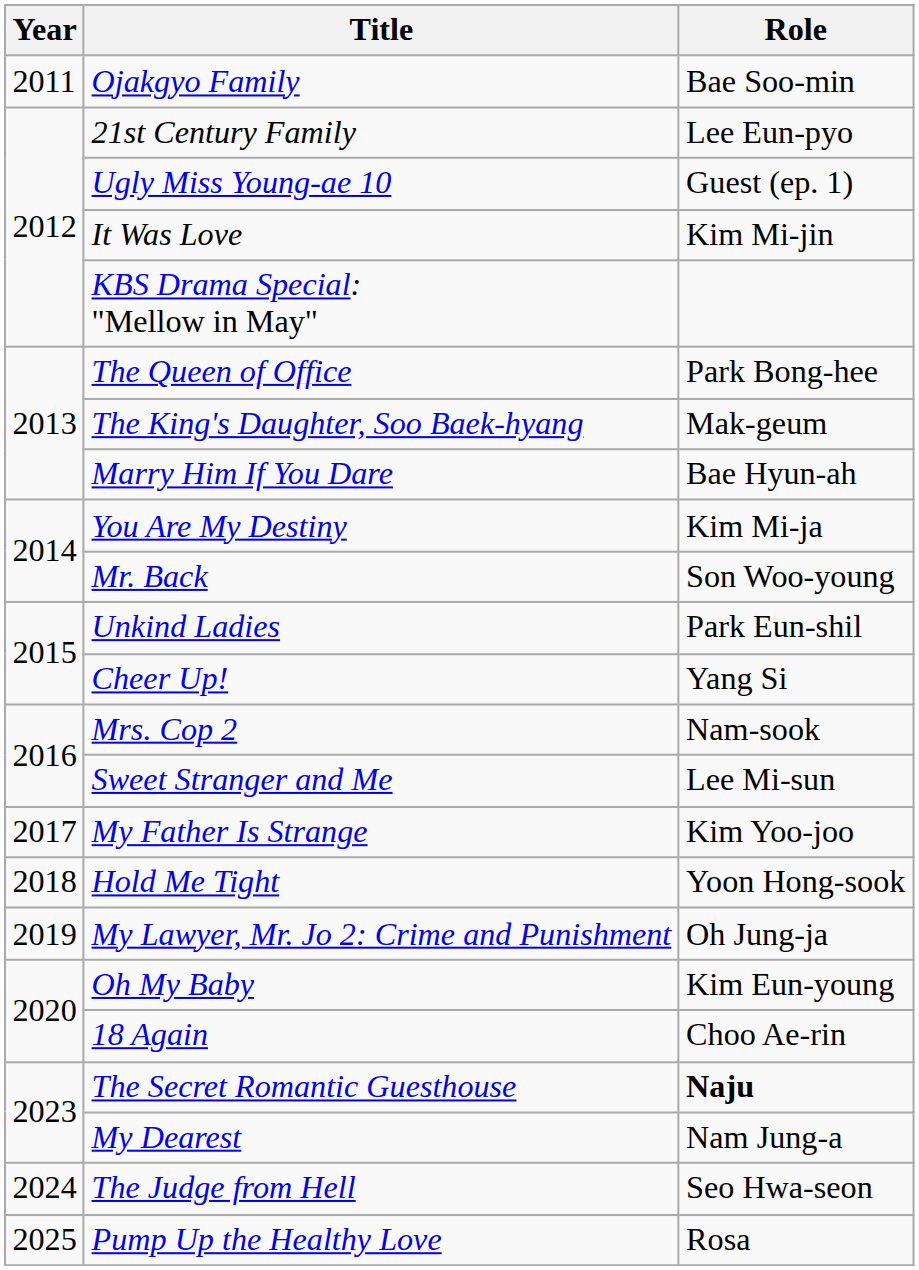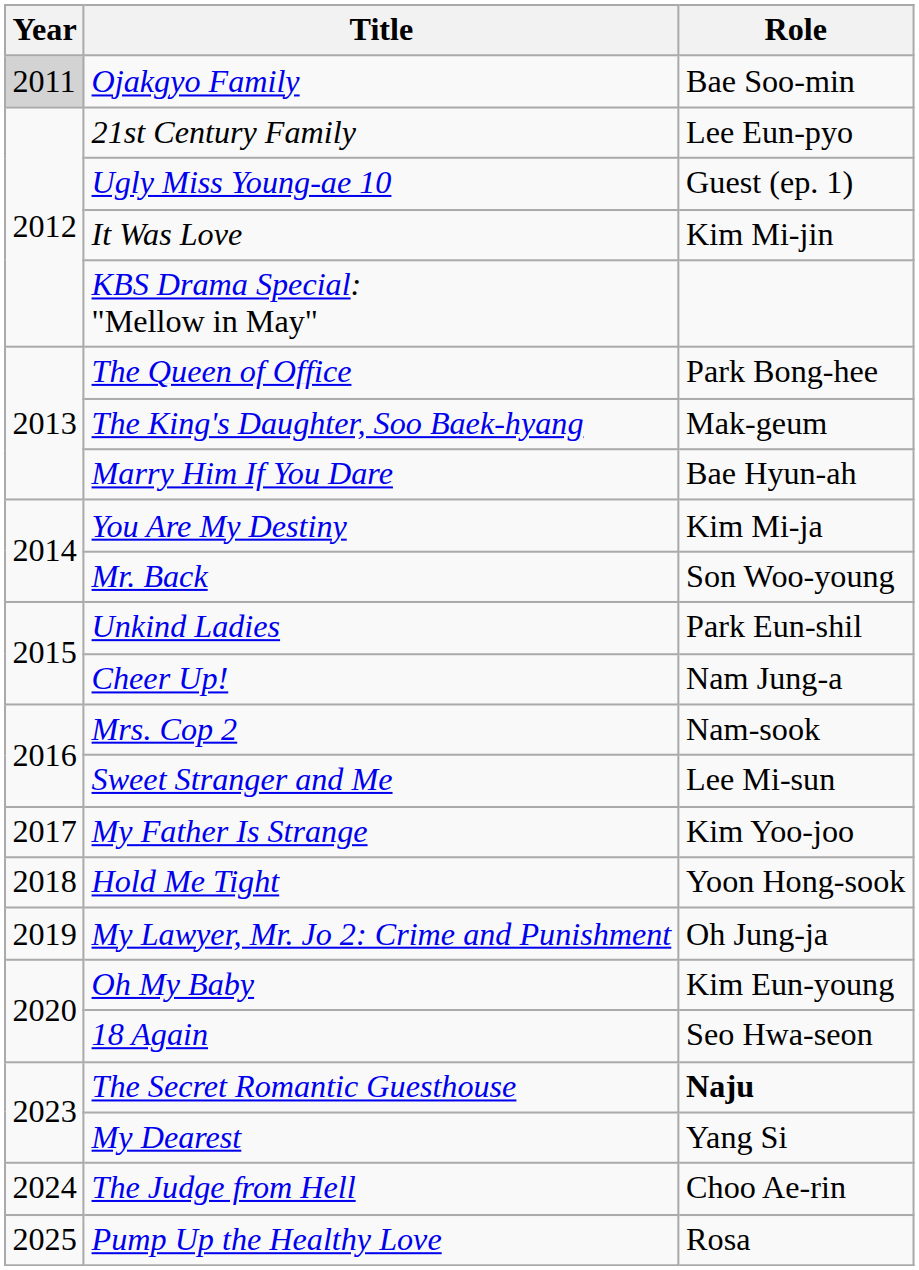(44, 81) no background -> (44, 81) lightgrey background
(737, 678) Yang Si -> (764, 678) Nam Jung-a
(766, 1035) Choo Ae-rin -> (779, 1035) Seo Hwa-seon
(764, 1137) Nam Jung-a -> (737, 1137) Yang Si
(779, 1188) Seo Hwa-seon -> (766, 1188) Choo Ae-rin
